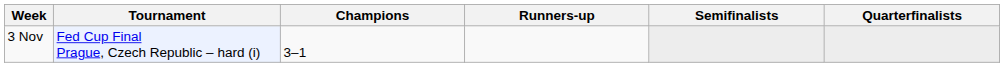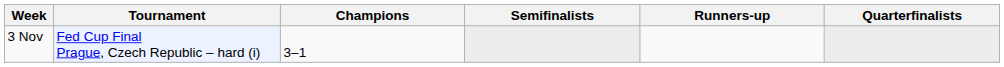columns swapped: (557, 15) <-> (737, 15)
